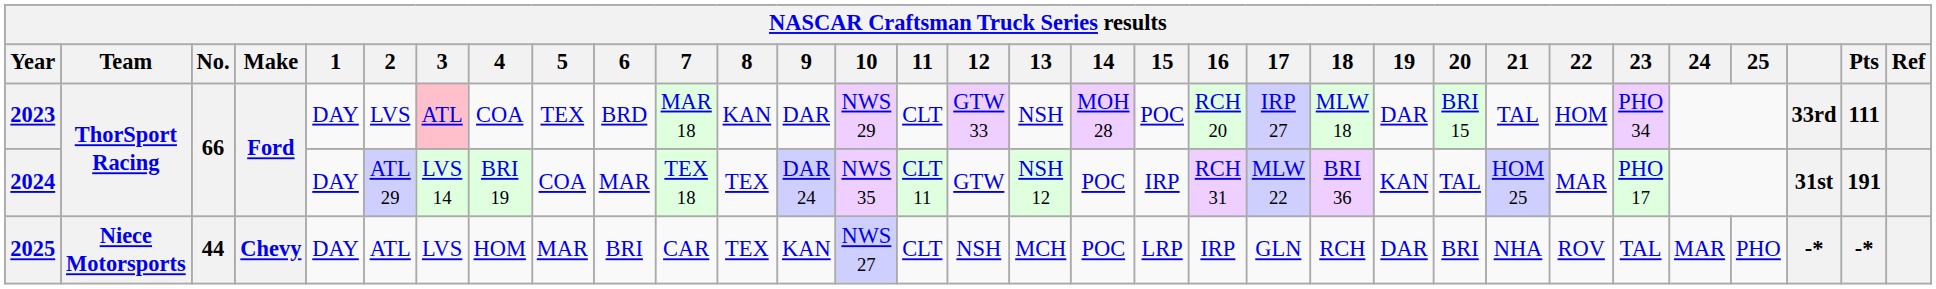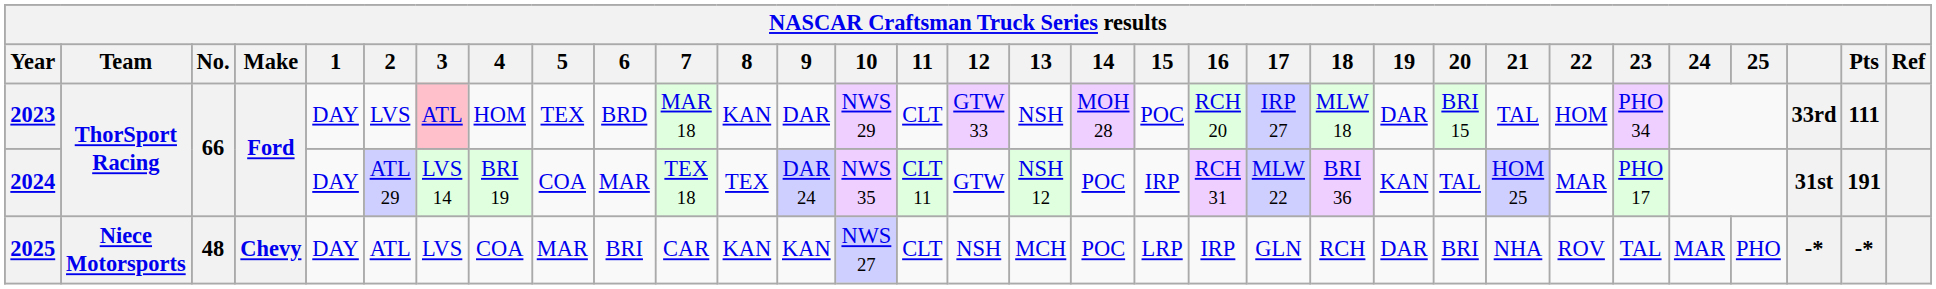(500, 115) COA -> (500, 115) HOM
(213, 249) 44 -> (213, 249) 48
(500, 249) HOM -> (500, 249) COA
(747, 249) TEX -> (747, 249) KAN
